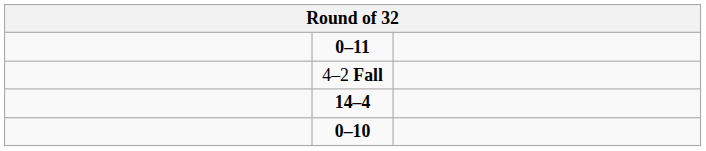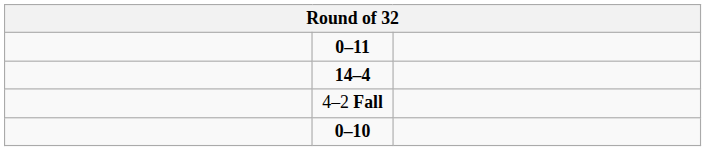rows swapped: (353, 103) <-> (353, 74)
